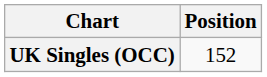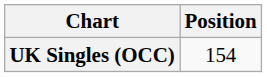(221, 54) 152 -> (221, 54) 154
